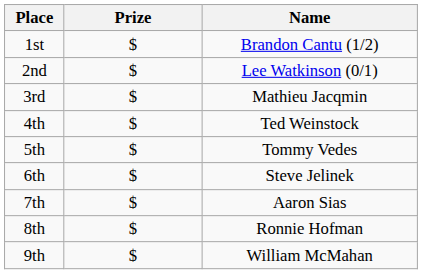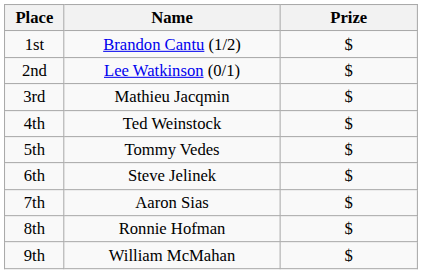columns swapped: (310, 17) <-> (133, 17)
